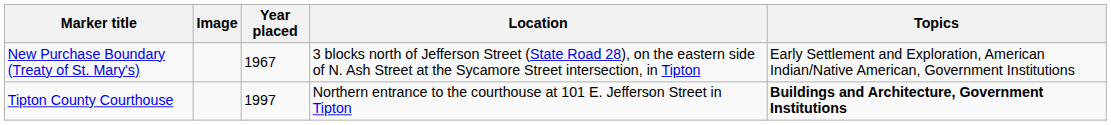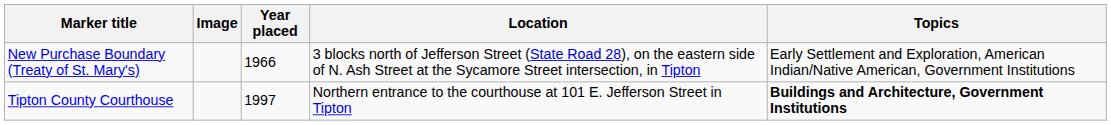(260, 62) 1967 -> (260, 62) 1966
